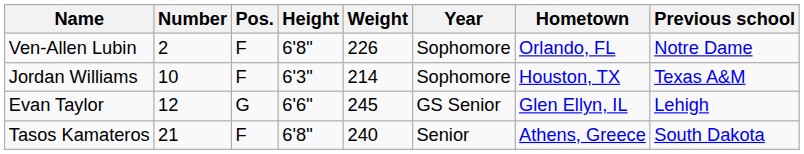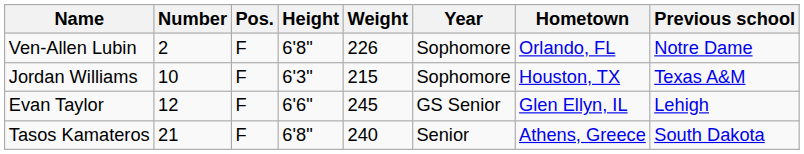(363, 76) 214 -> (363, 76) 215
(243, 105) G -> (241, 105) F
